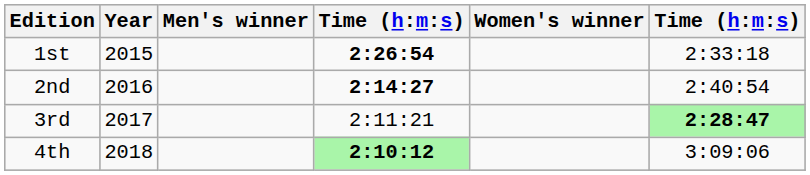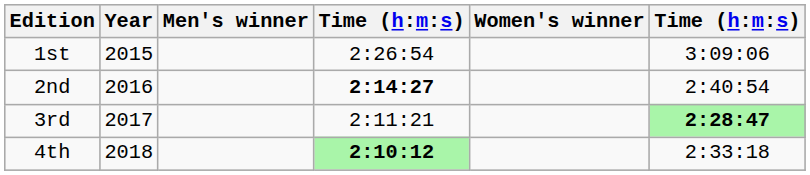(392, 54) bold -> (392, 54) normal
(727, 54) 2:33:18 -> (727, 54) 3:09:06
(727, 154) 3:09:06 -> (727, 154) 2:33:18
